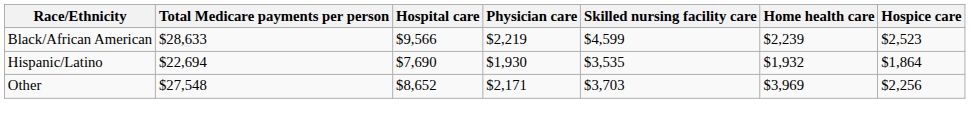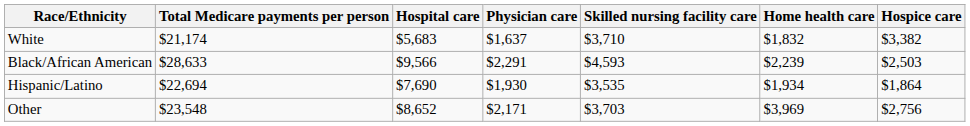+ row: (26, 39)
(507, 39) $2,219 -> (507, 62) $2,291
(604, 39) $4,599 -> (604, 62) $4,593
(901, 39) $2,523 -> (901, 62) $2,503
(784, 62) $1,932 -> (784, 86) $1,934
(183, 86) $27,548 -> (183, 109) $23,548
(901, 86) $2,256 -> (901, 109) $2,756
